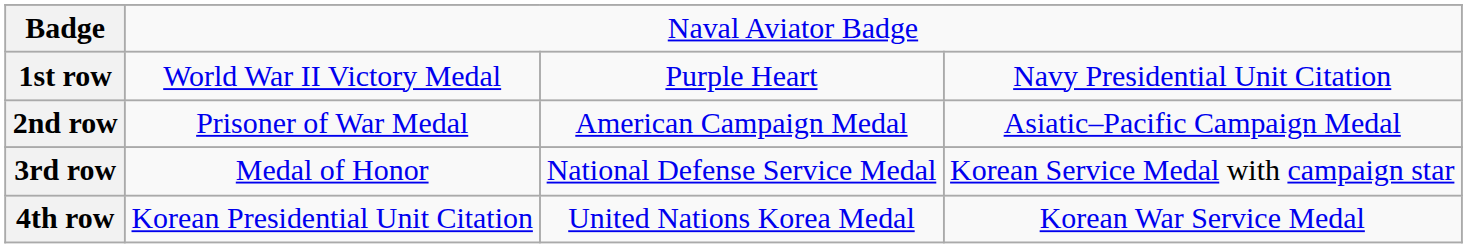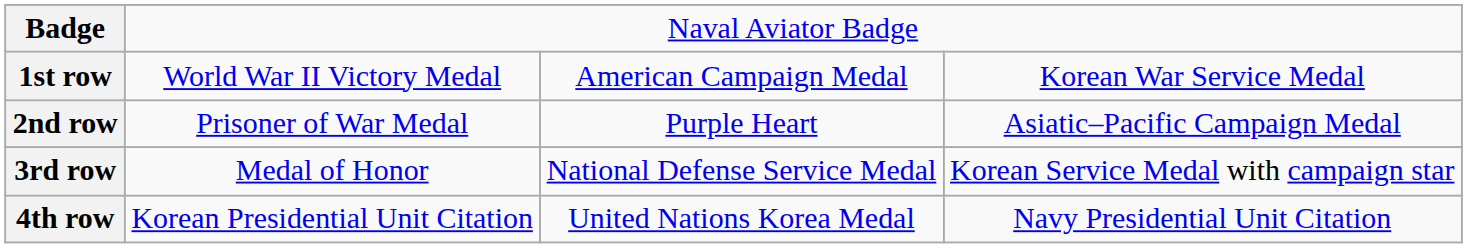(741, 75) Purple Heart -> (741, 75) American Campaign Medal
(1202, 75) Navy Presidential Unit Citation -> (1202, 75) Korean War Service Medal
(741, 123) American Campaign Medal -> (741, 123) Purple Heart
(1202, 218) Korean War Service Medal -> (1202, 218) Navy Presidential Unit Citation
